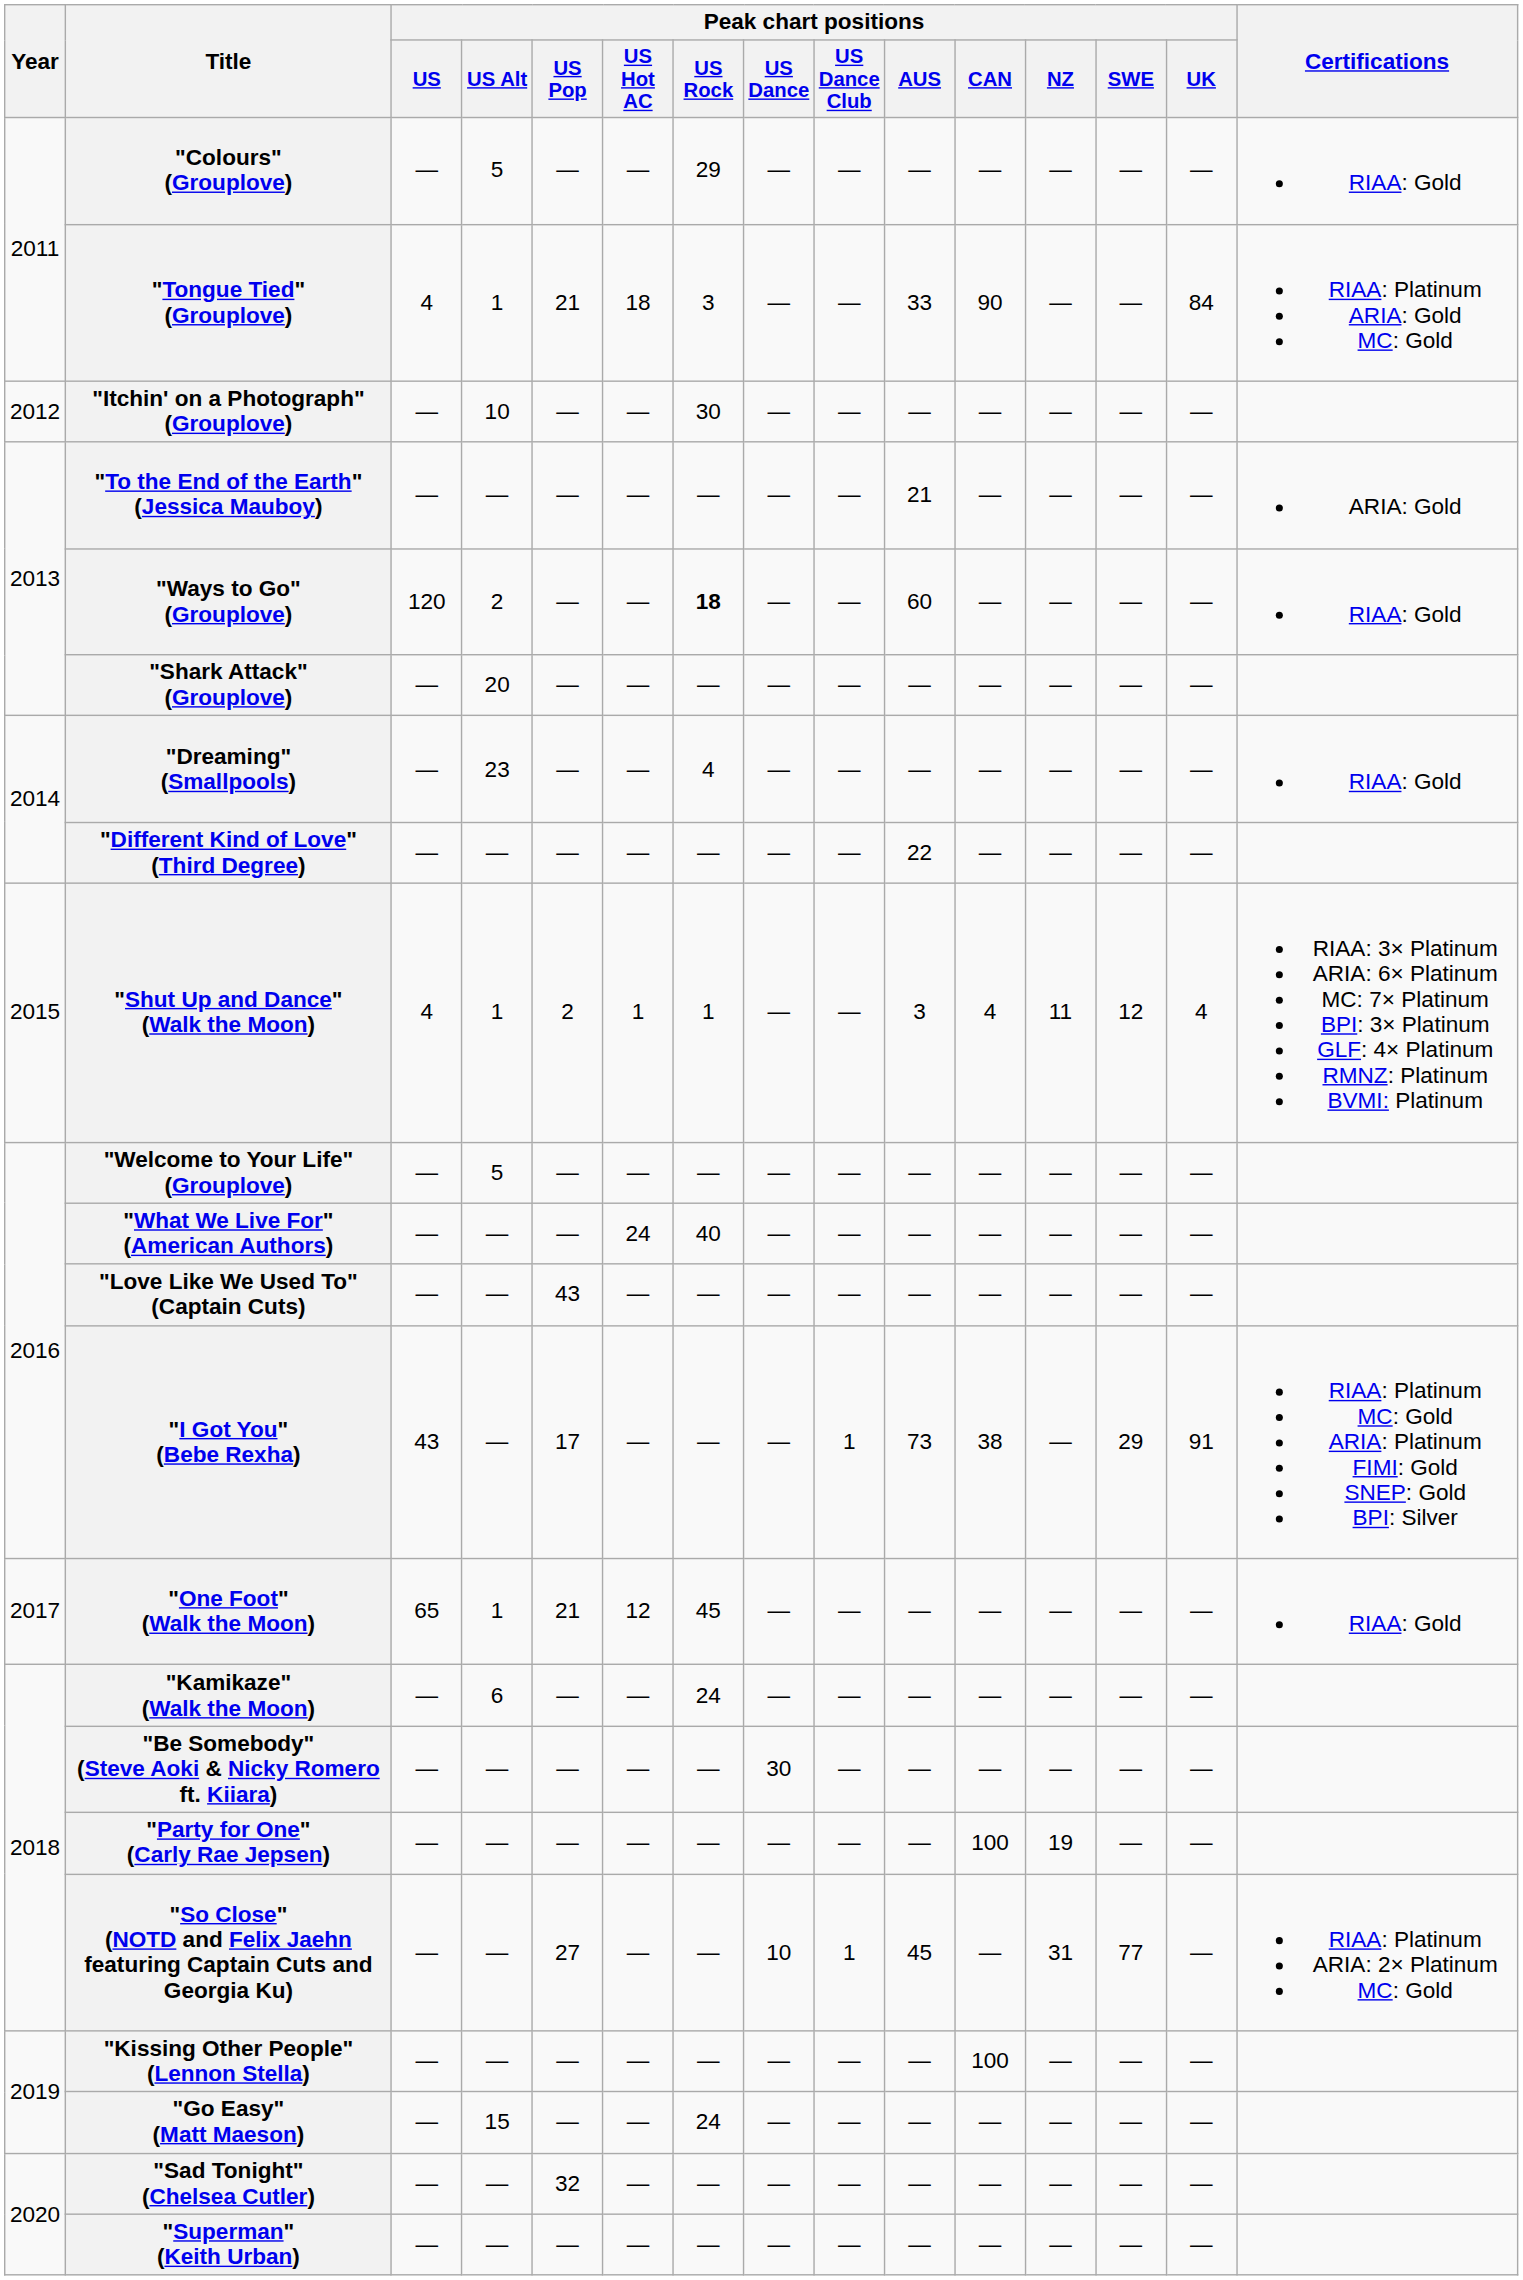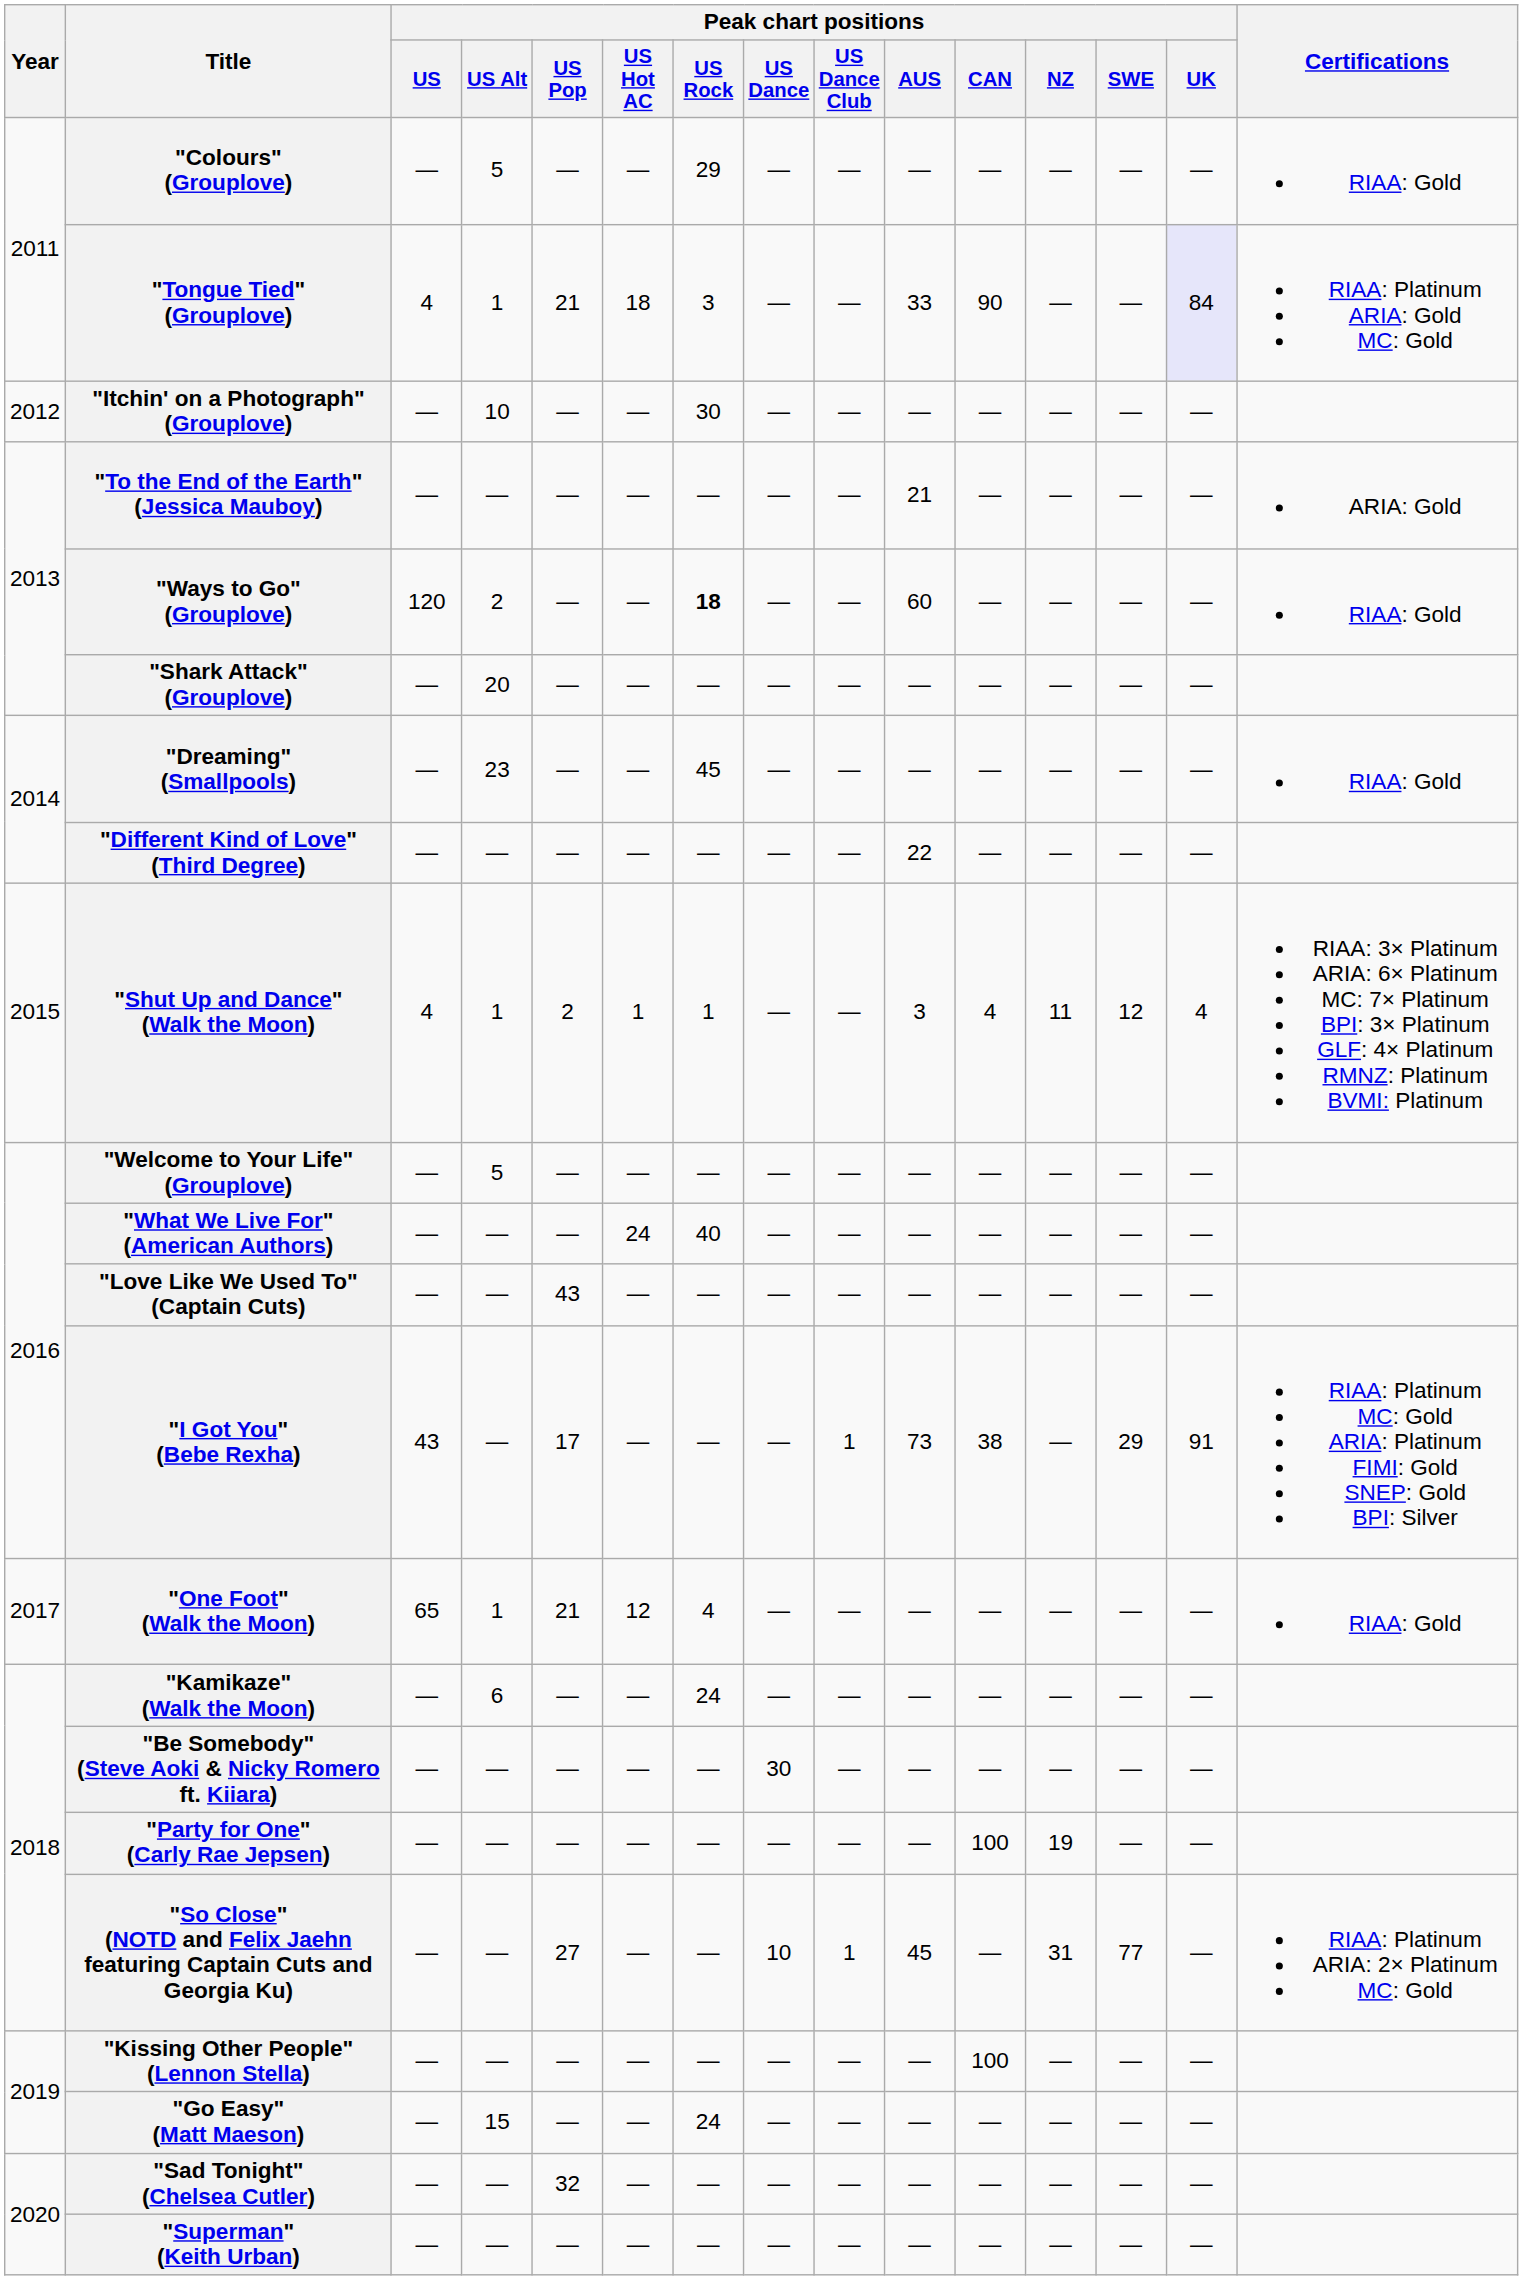(1201, 302) no background -> (1201, 302) lavender background
(708, 768) 4 -> (708, 768) 45
(708, 1611) 45 -> (708, 1611) 4
